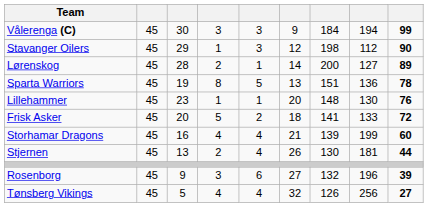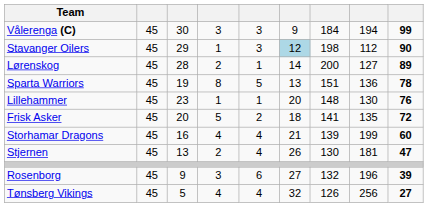(295, 48) no background -> (295, 48) lightblue background
(368, 118) 133 -> (368, 118) 135
(406, 153) 44 -> (406, 153) 47
